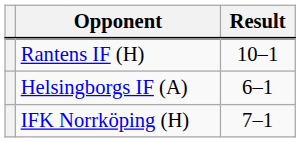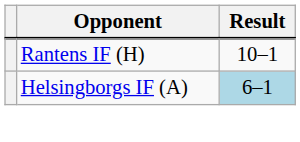(258, 87) no background -> (257, 87) lightblue background
- row: (105, 120)
